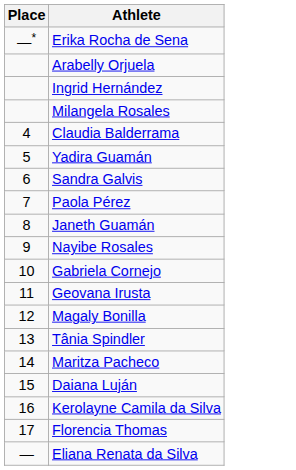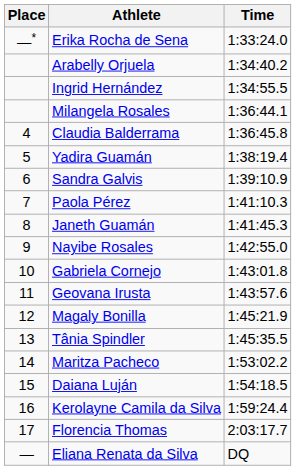+ column: (258, 15)
